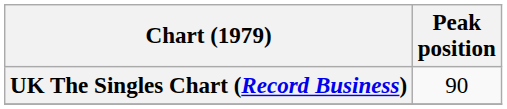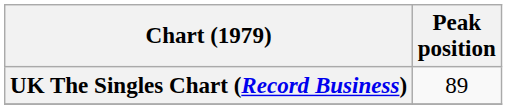(457, 85) 90 -> (457, 85) 89
